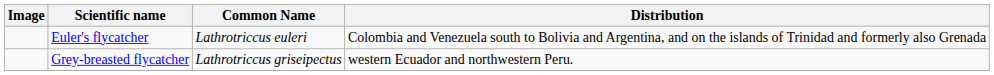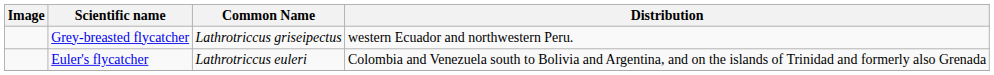rows swapped: (100, 37) <-> (120, 59)
